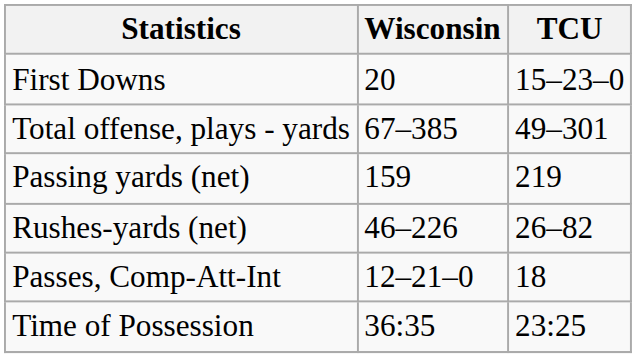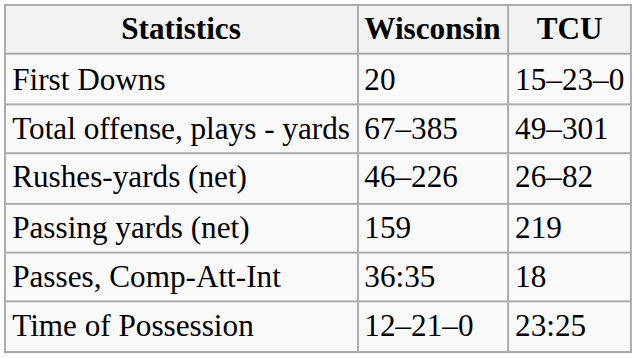rows swapped: (130, 227) <-> (131, 177)
(419, 276) 12–21–0 -> (400, 276) 36:35
(400, 326) 36:35 -> (419, 326) 12–21–0
